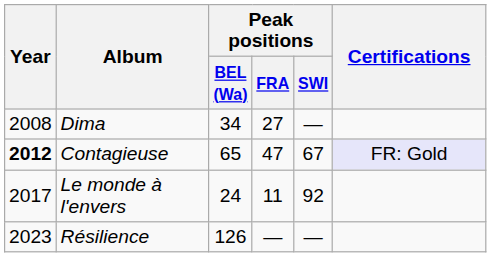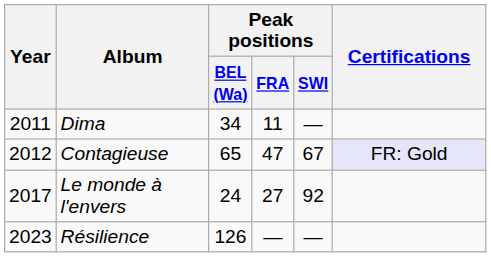(30, 123) 2008 -> (30, 123) 2011
(273, 123) 27 -> (273, 123) 11
(30, 154) bold -> (30, 154) normal
(273, 195) 11 -> (273, 195) 27
